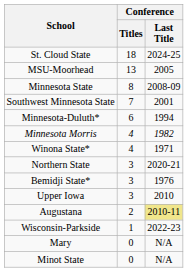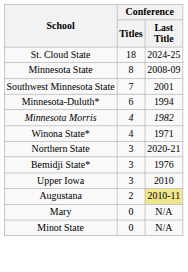- row: (61, 70)
- row: (61, 228)
